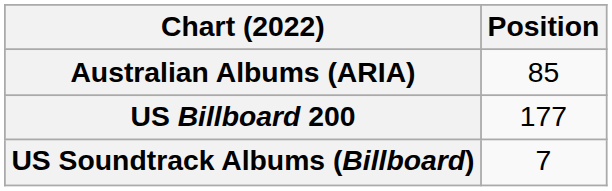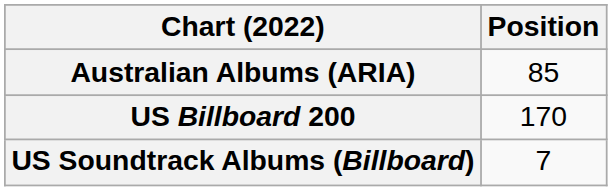(543, 116) 177 -> (543, 116) 170
